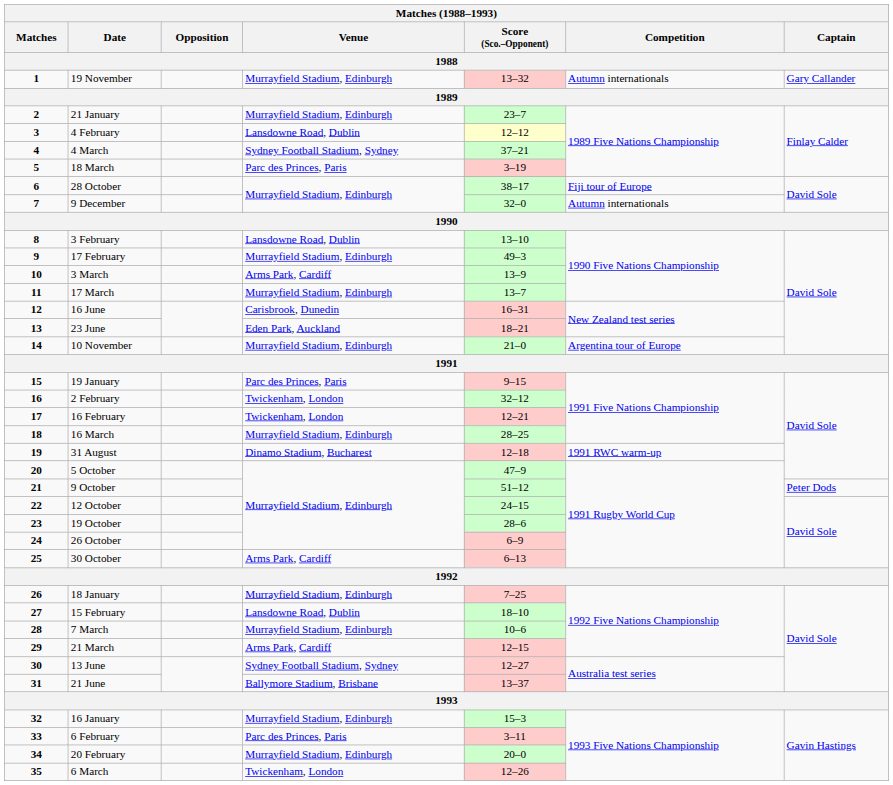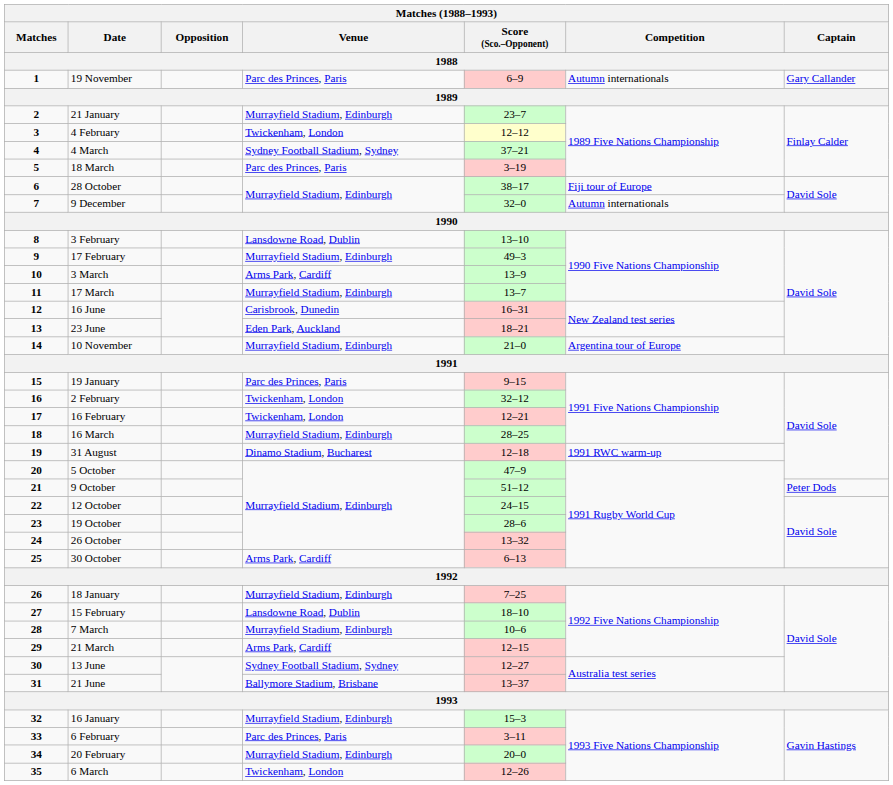(319, 79) Murrayfield Stadium, Edinburgh -> (296, 79) Parc des Princes, Paris
(515, 79) 13–32 -> (515, 79) 6–9
(303, 132) Lansdowne Road, Dublin -> (294, 132) Twickenham, London
(515, 541) 6–9 -> (515, 541) 13–32
